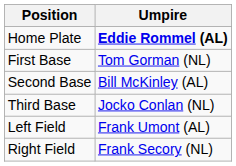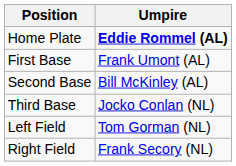(154, 60) Tom Gorman (NL) -> (154, 60) Frank Umont (AL)
(154, 127) Frank Umont (AL) -> (154, 127) Tom Gorman (NL)
